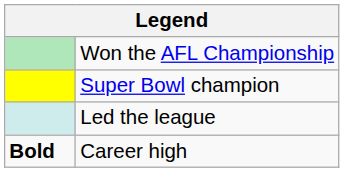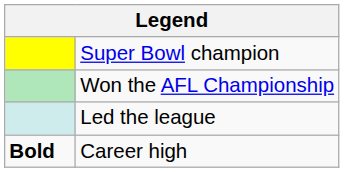rows swapped: (180, 85) <-> (207, 53)
